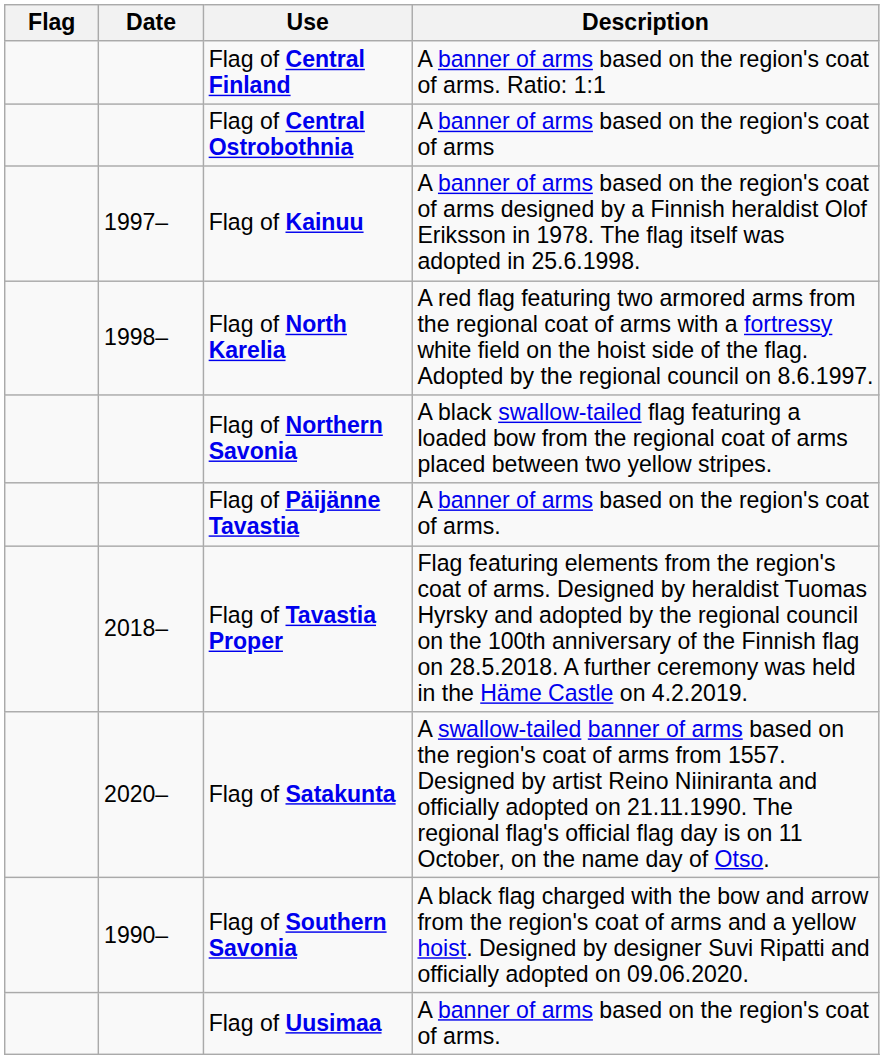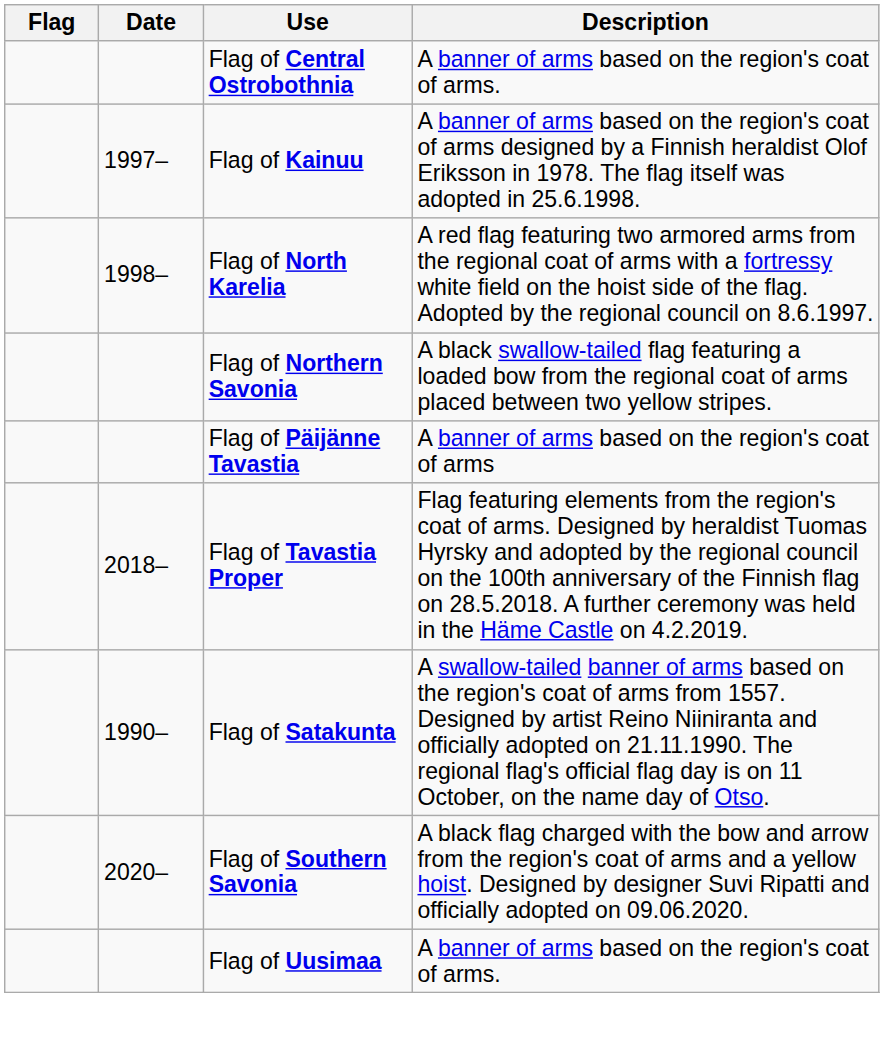- row: (287, 72)
(643, 134) A banner of arms based on the region's coat of arms -> (643, 72) A banner of arms based on the region's coat of arms.
(643, 514) A banner of arms based on the region's coat of arms. -> (643, 451) A banner of arms based on the region's coat of arms
(136, 794) 2020– -> (136, 732) 1990–
(136, 934) 1990– -> (136, 872) 2020–
